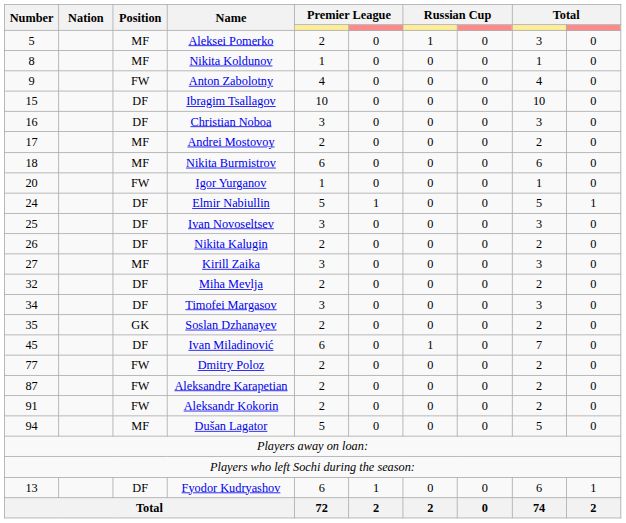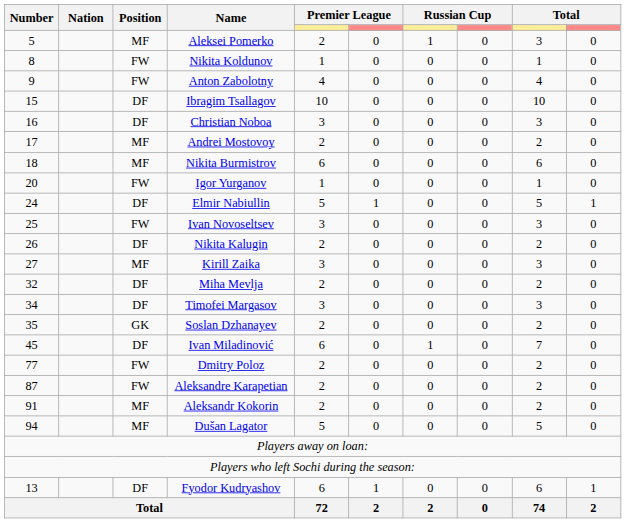(140, 61) MF -> (140, 61) FW
(140, 223) DF -> (140, 223) FW
(140, 406) FW -> (140, 406) MF
